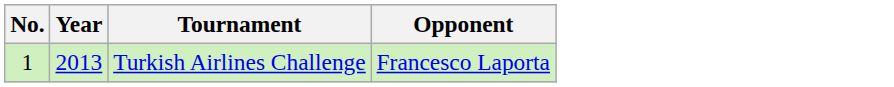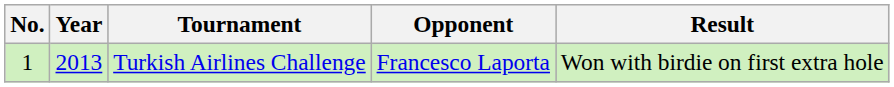+ column: (722, 23)
